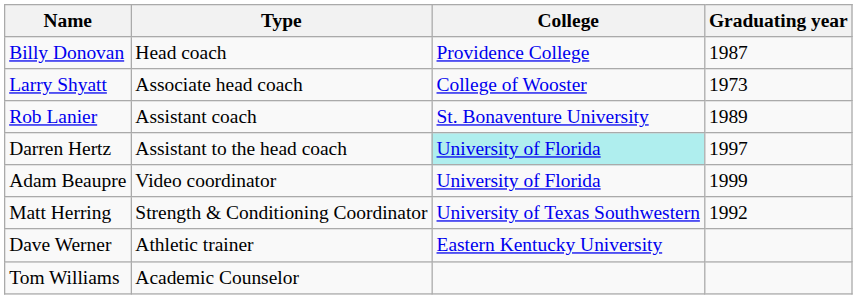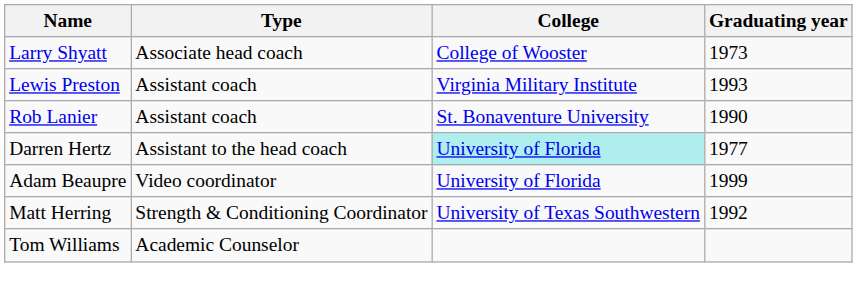- row: (67, 52)
+ row: (65, 84)
(728, 116) 1989 -> (728, 116) 1990
(728, 149) 1997 -> (728, 149) 1977
- row: (60, 245)
